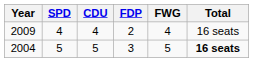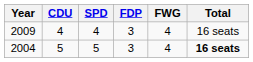columns swapped: (59, 13) <-> (95, 13)
(131, 31) 2 -> (131, 31) 3
(168, 48) 5 -> (168, 48) 4
